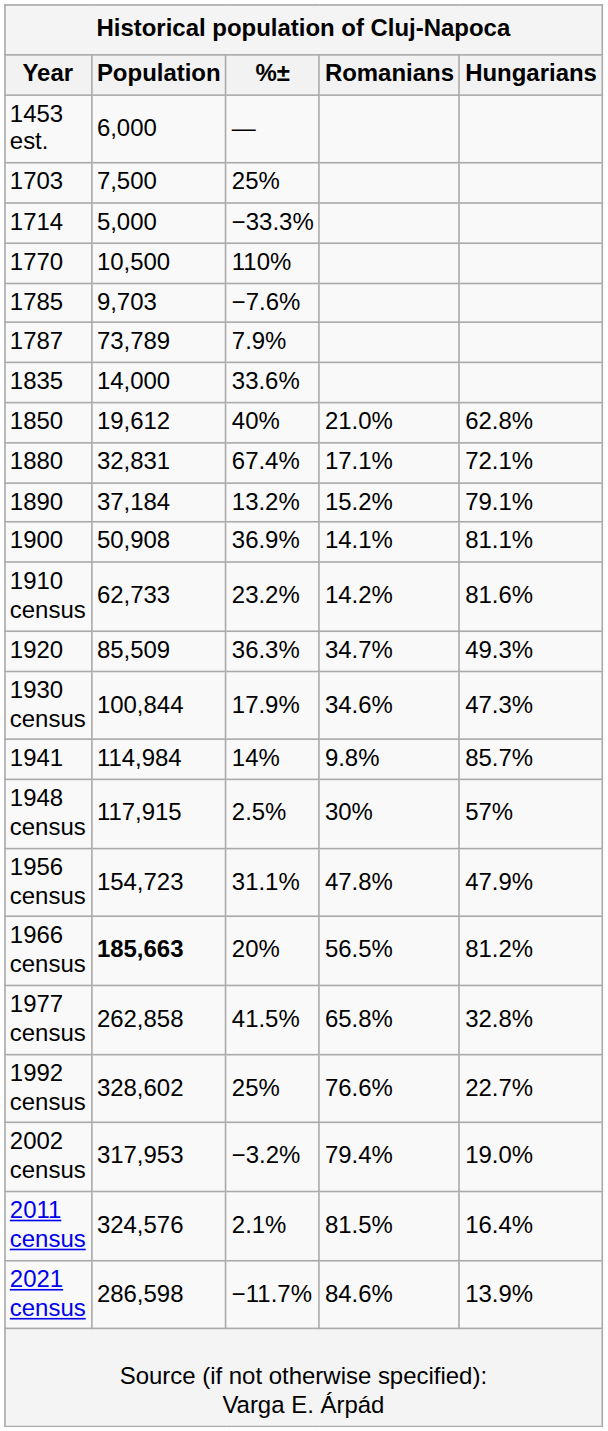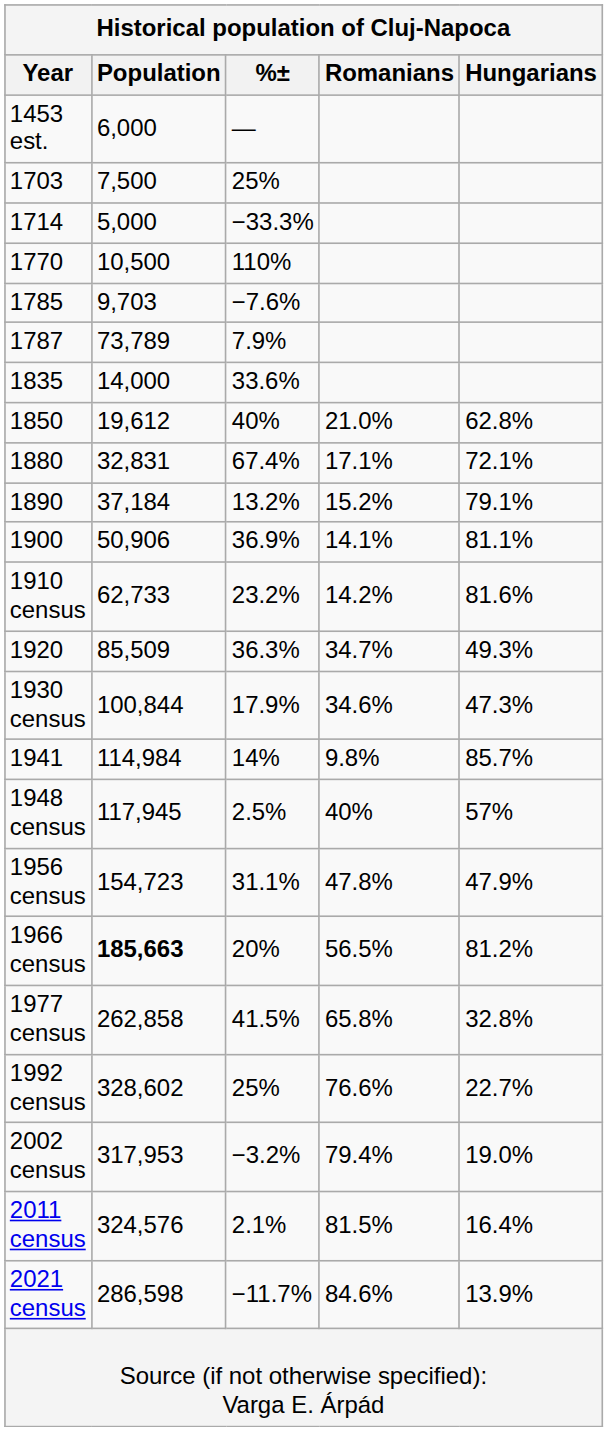(134, 541) 50,908 -> (134, 541) 50,906
(139, 812) 117,915 -> (139, 812) 117,945
(349, 812) 30% -> (349, 812) 40%
